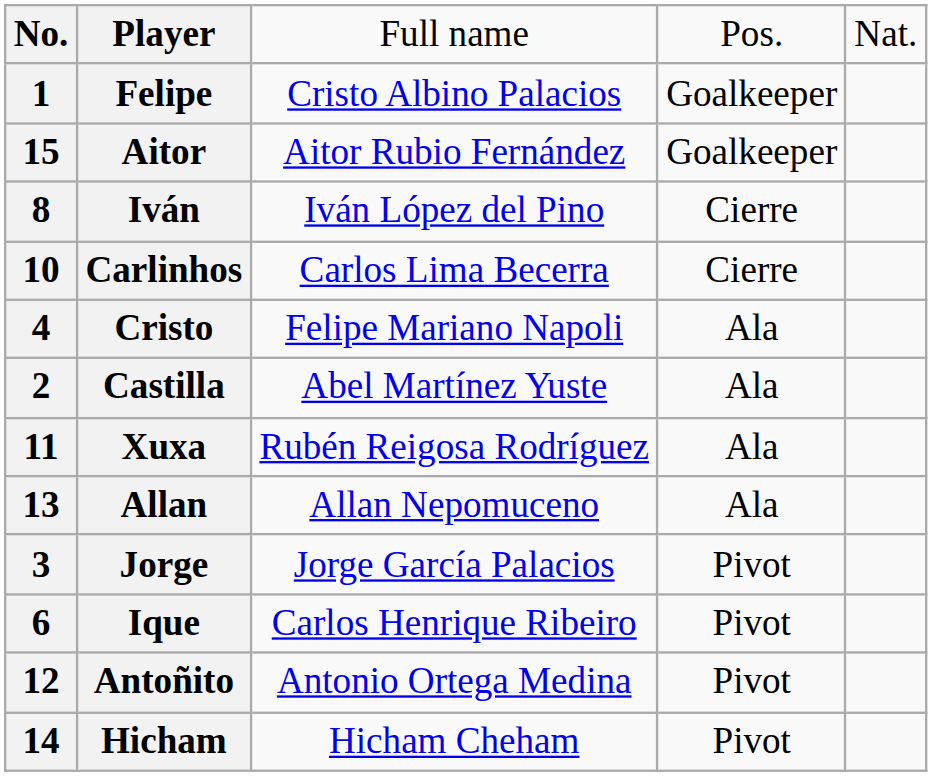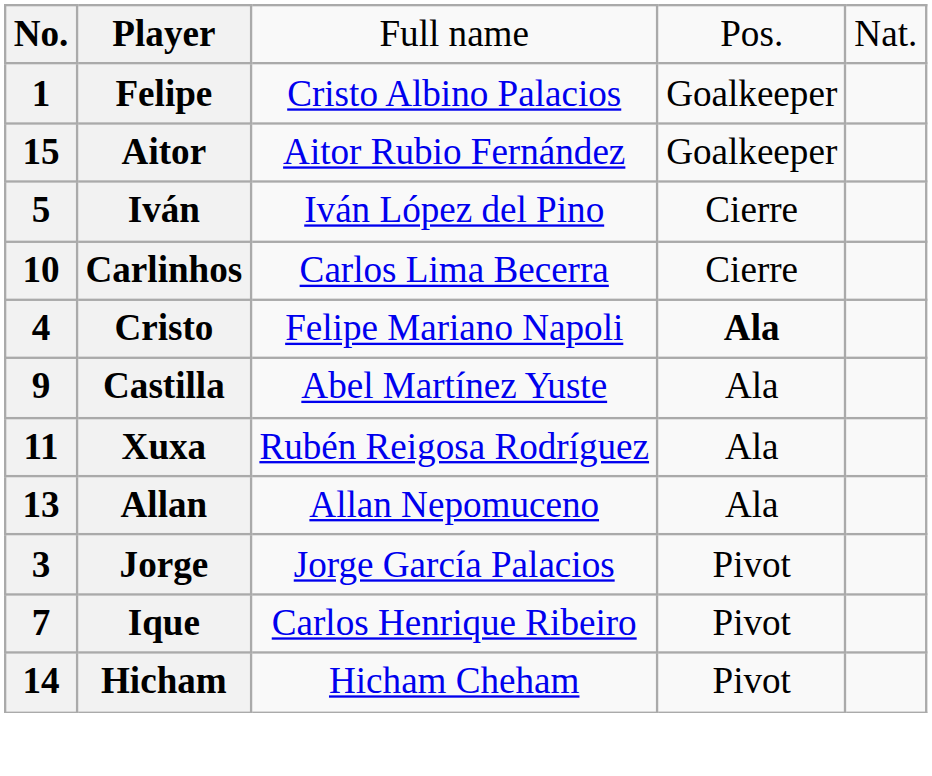(41, 210) 8 -> (41, 210) 5
(752, 328) normal -> (752, 328) bold
(41, 387) 2 -> (41, 387) 9
(41, 622) 6 -> (41, 622) 7
- row: (164, 681)
